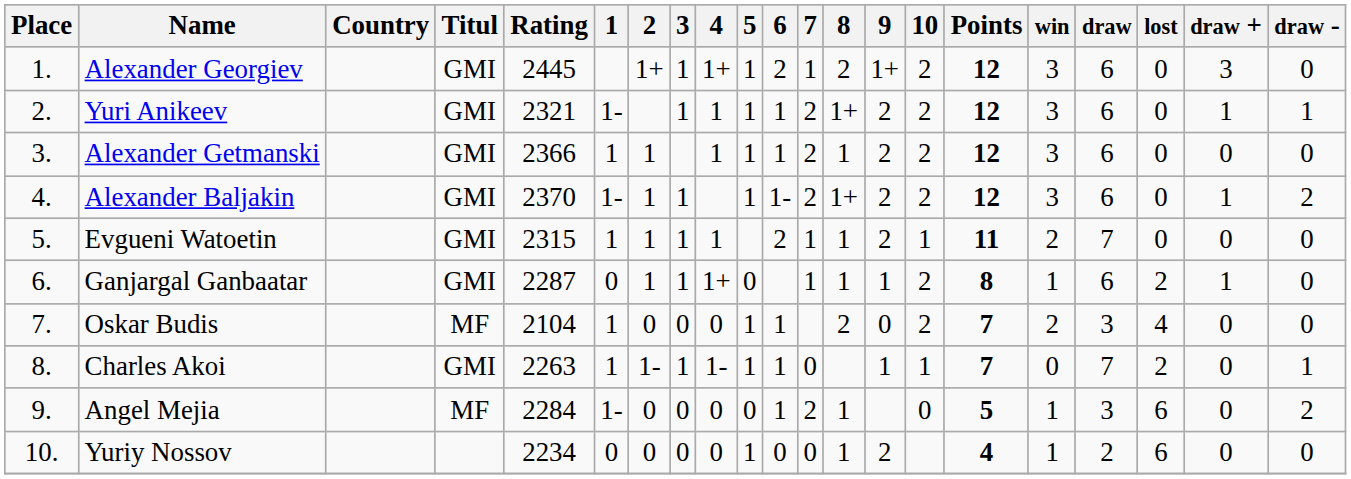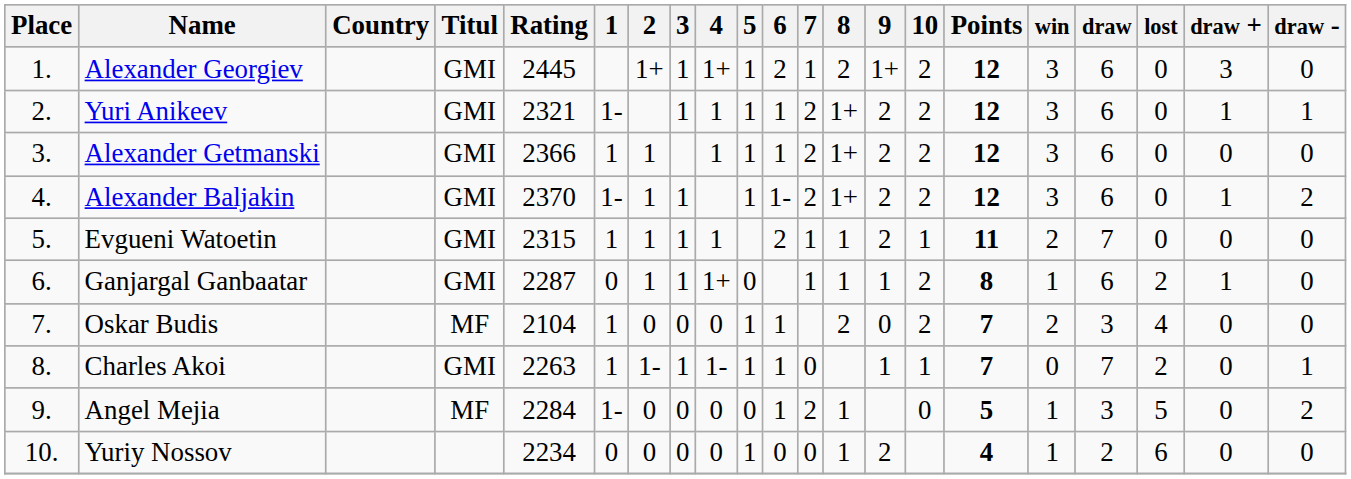(844, 153) 1 -> (844, 153) 1+
(1161, 409) 6 -> (1161, 409) 5
